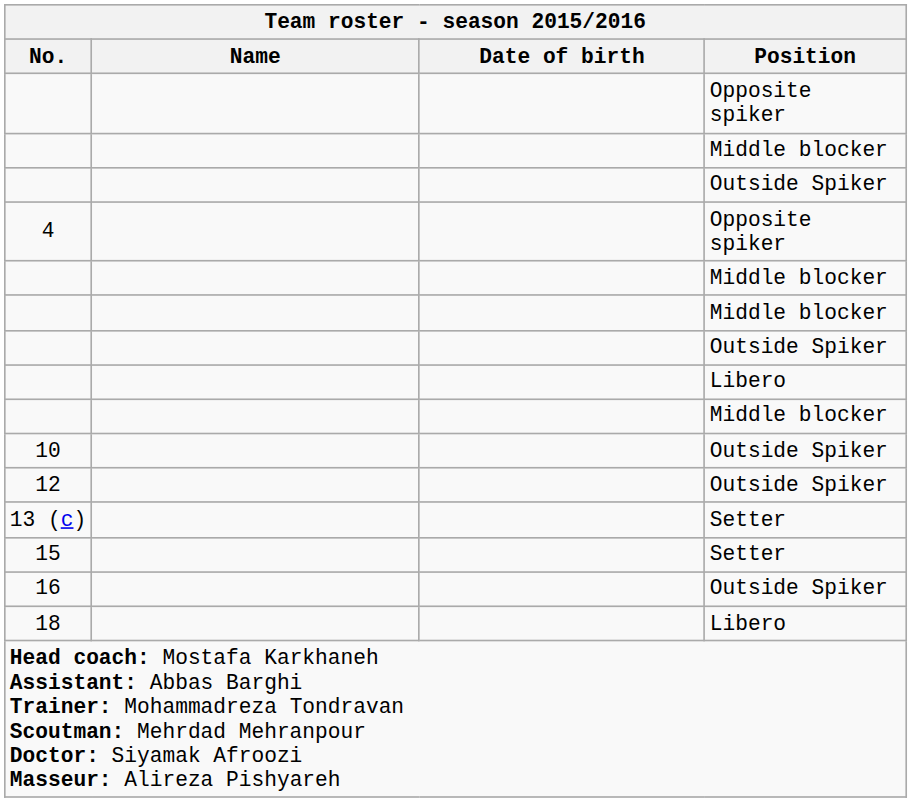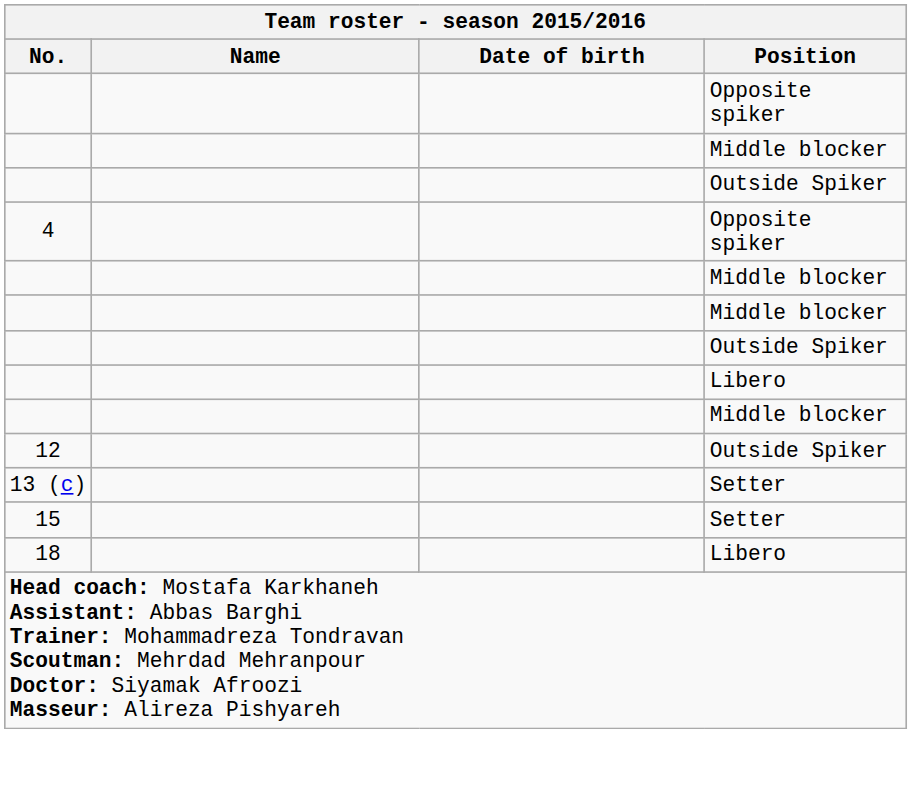- row: (48, 451)
- row: (48, 589)
